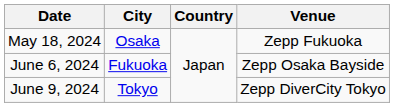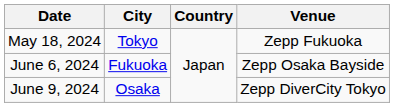(138, 41) Osaka -> (138, 41) Tokyo
(138, 89) Tokyo -> (138, 89) Osaka
